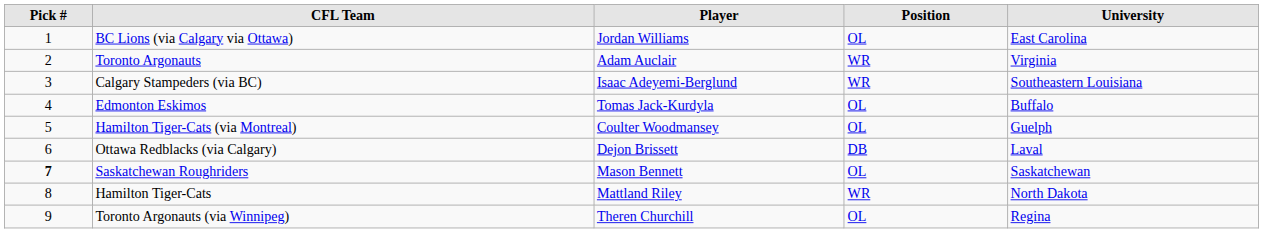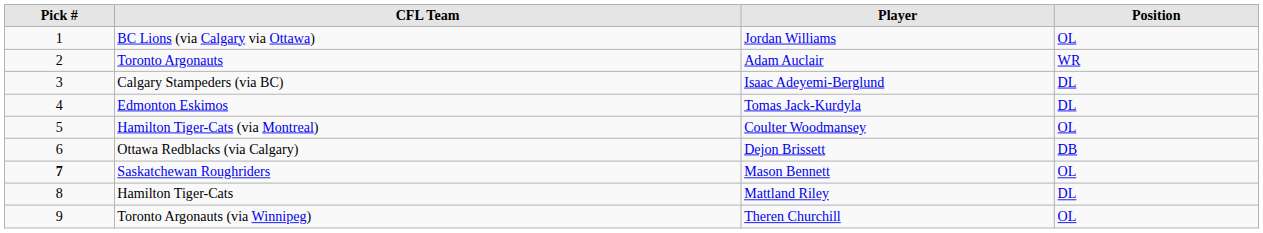- column: (1133, 15)
(859, 82) WR -> (1067, 82) DL
(857, 104) OL -> (1067, 104) DL
(859, 194) WR -> (1067, 194) DL
